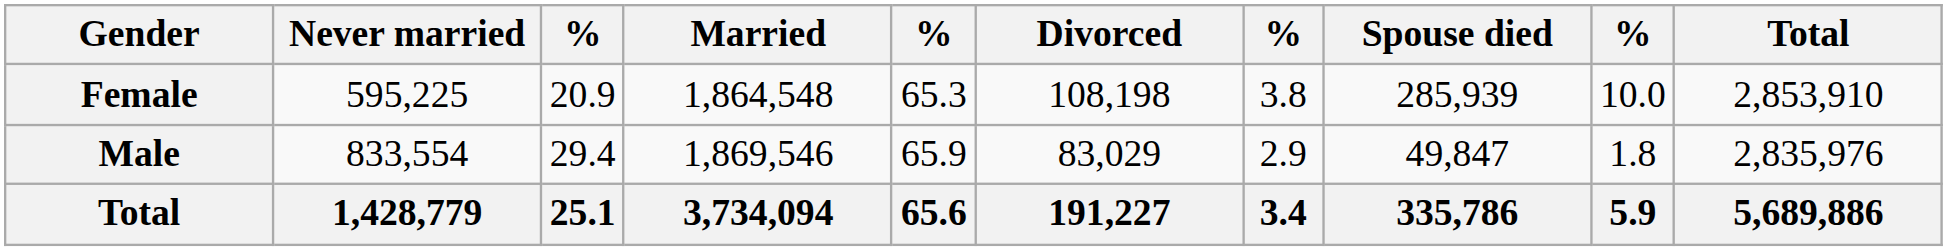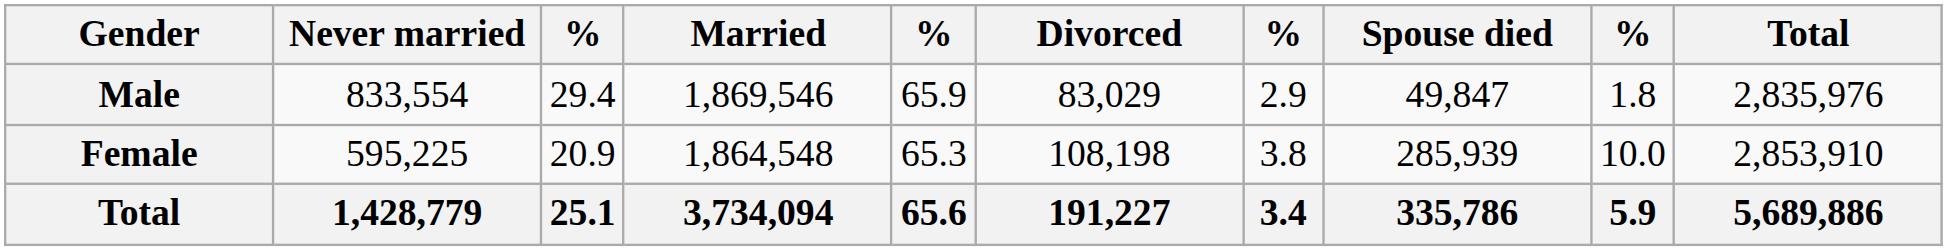rows swapped: (139, 153) <-> (139, 93)
